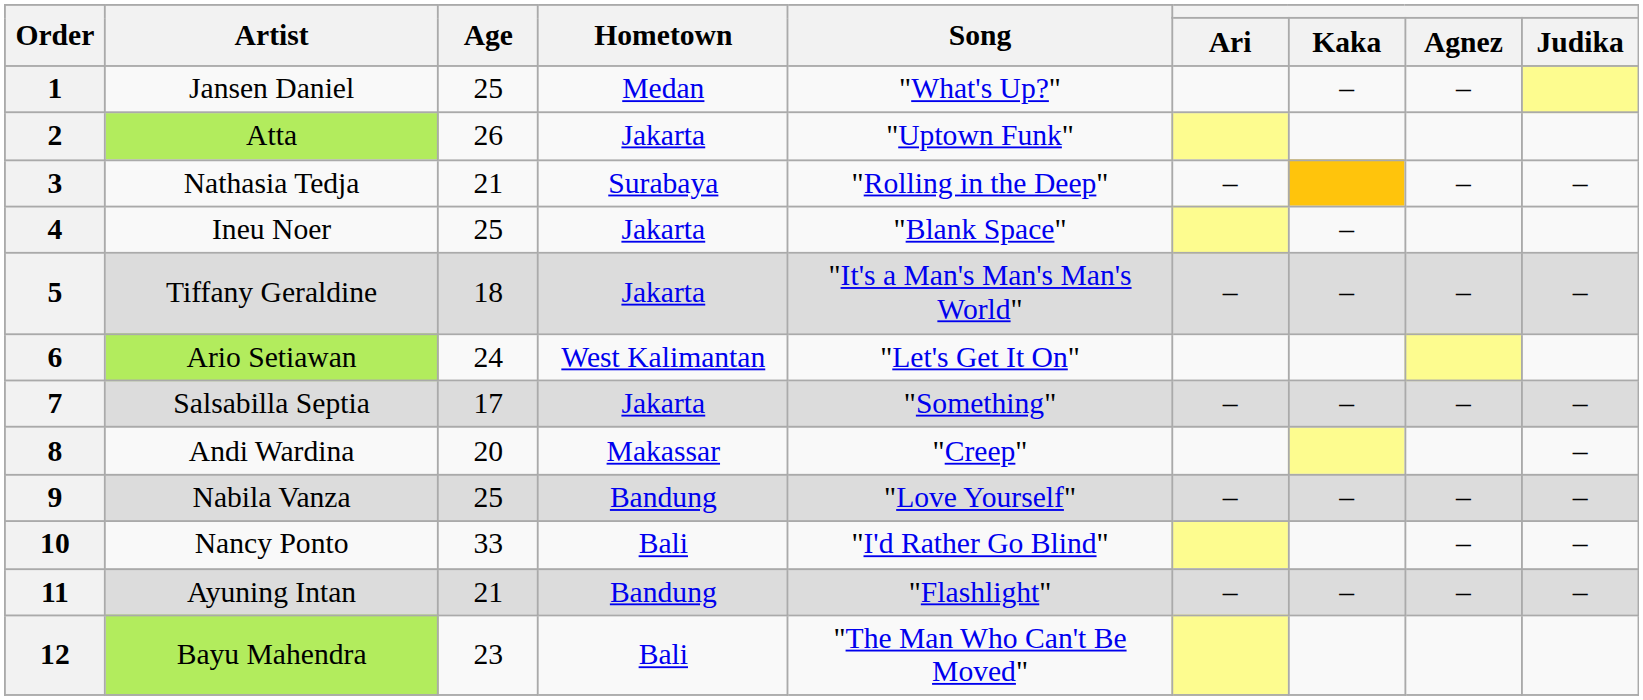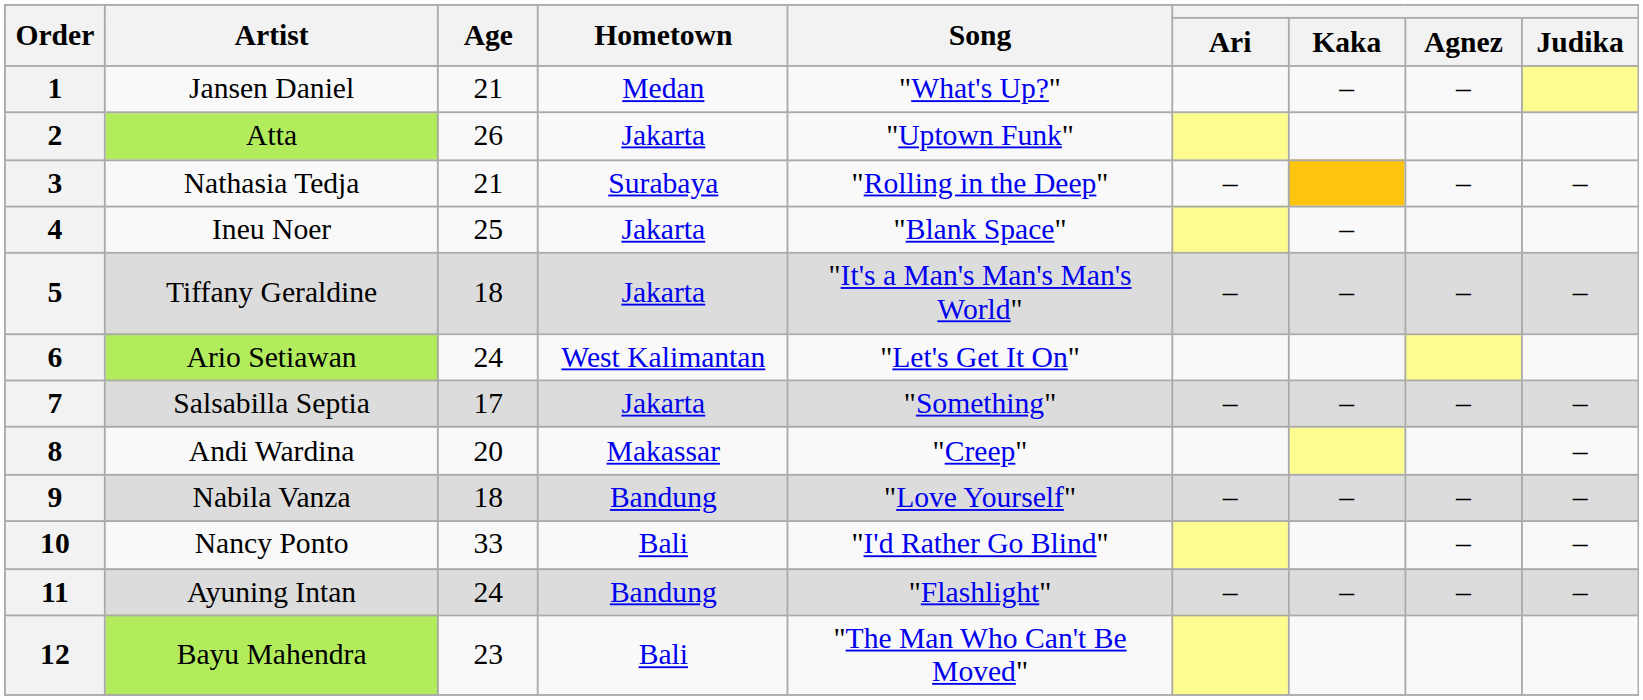(488, 88) 25 -> (488, 88) 21
(488, 497) 25 -> (488, 497) 18
(488, 591) 21 -> (488, 591) 24
